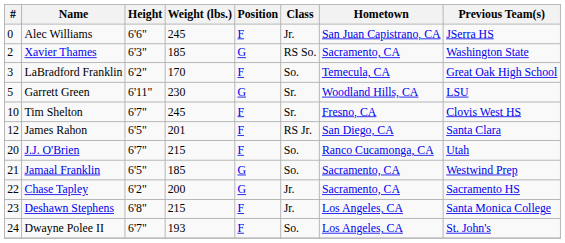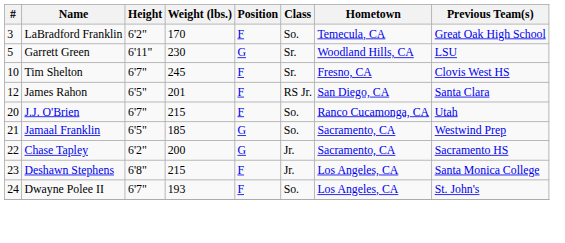- row: (58, 34)
- row: (61, 53)
